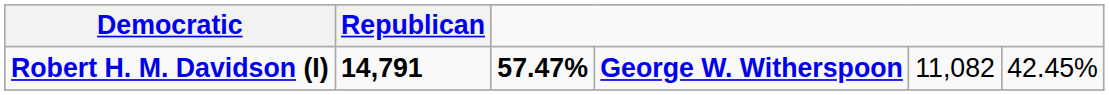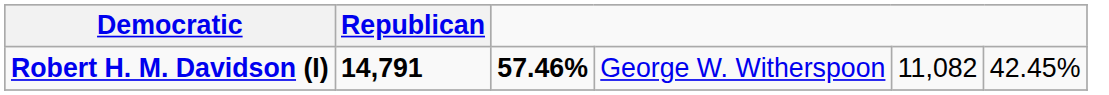(543, 68) 57.47% -> (543, 68) 57.46%
(752, 68) bold -> (743, 68) normal
